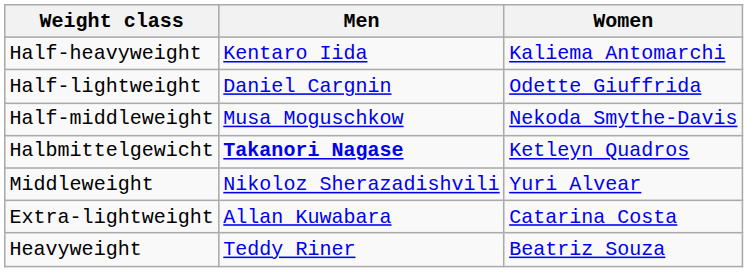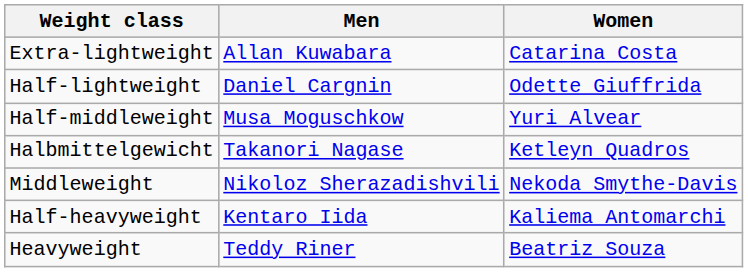rows swapped: (112, 217) <-> (106, 54)
(623, 119) Nekoda Smythe-Davis -> (575, 119) Yuri Alvear
(313, 152) bold -> (313, 152) normal
(575, 184) Yuri Alvear -> (623, 184) Nekoda Smythe-Davis
